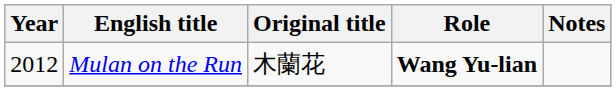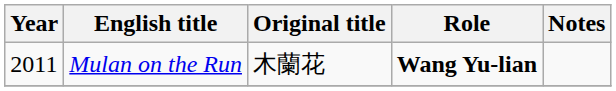(34, 63) 2012 -> (34, 63) 2011
